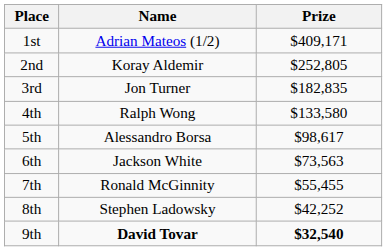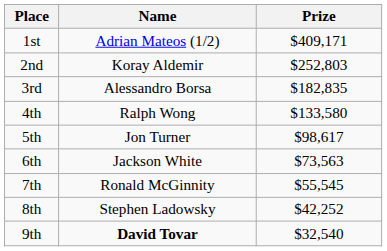(319, 64) $252,805 -> (319, 64) $252,803
(157, 88) Jon Turner -> (157, 88) Alessandro Borsa
(157, 137) Alessandro Borsa -> (157, 137) Jon Turner
(319, 185) $55,455 -> (319, 185) $55,545
(319, 233) bold -> (319, 233) normal
